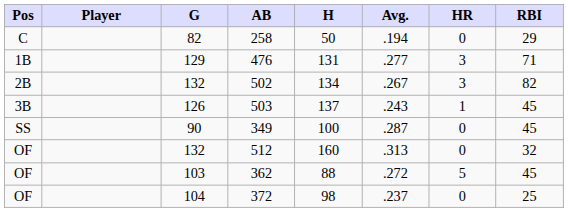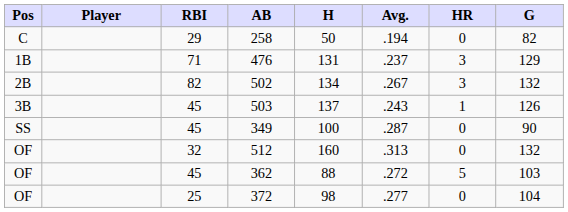columns swapped: (194, 15) <-> (529, 15)
(395, 60) .277 -> (395, 60) .237
(395, 196) .237 -> (395, 196) .277
